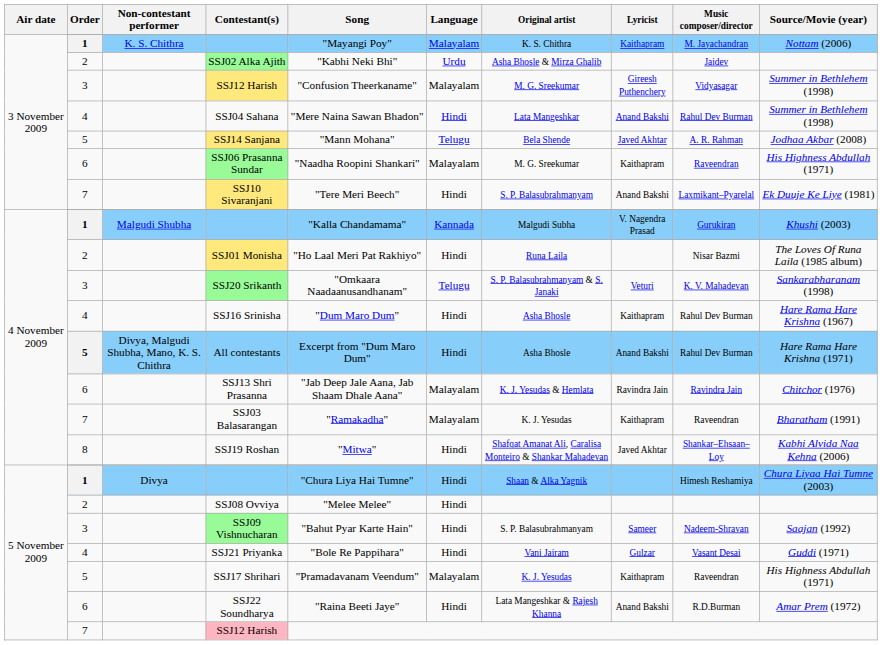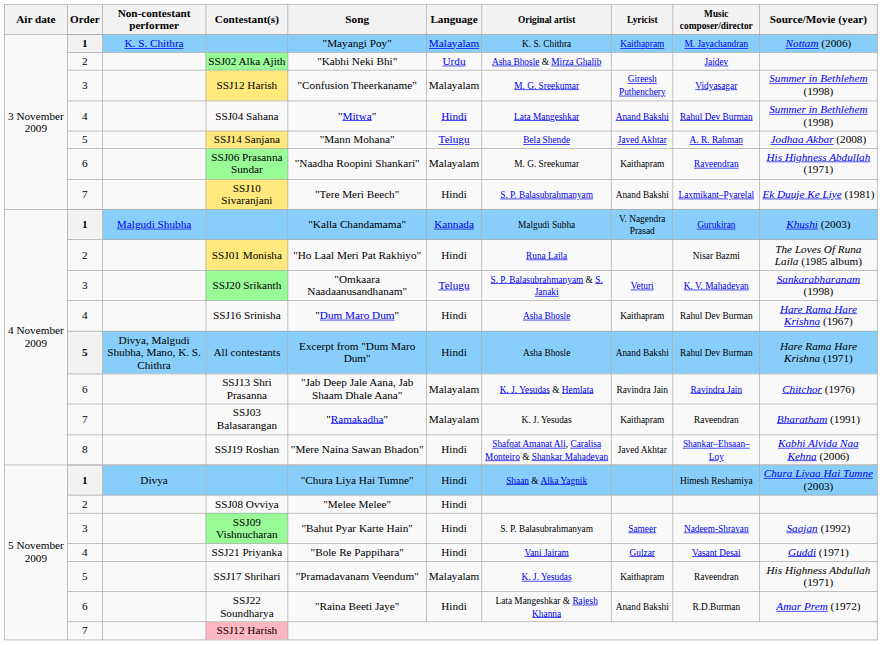(357, 115) "Mere Naina Sawan Bhadon" -> (357, 115) "Mitwa"
(357, 449) "Mitwa" -> (357, 449) "Mere Naina Sawan Bhadon"
